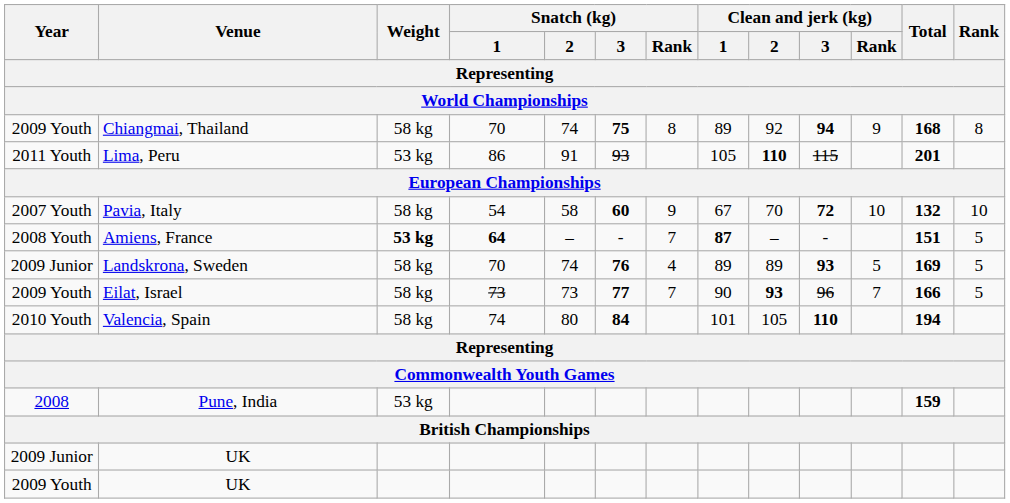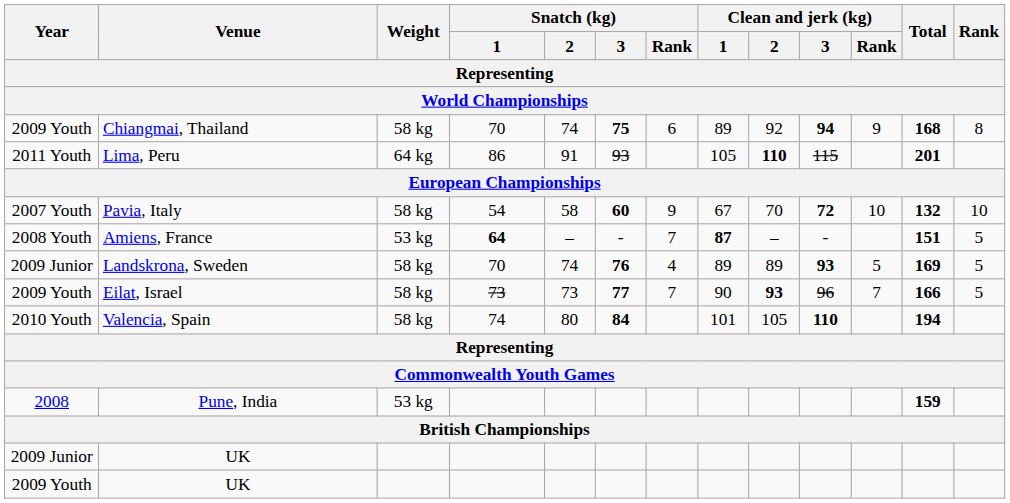(672, 127) 8 -> (672, 127) 6
(413, 155) 53 kg -> (413, 155) 64 kg
(413, 237) bold -> (413, 237) normal
